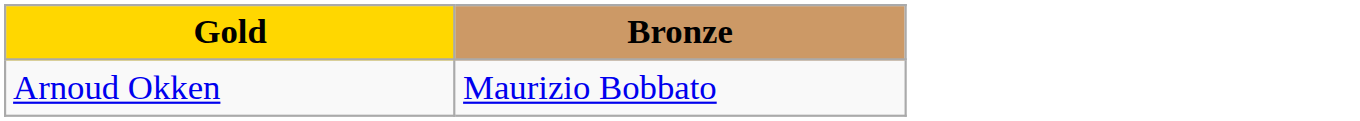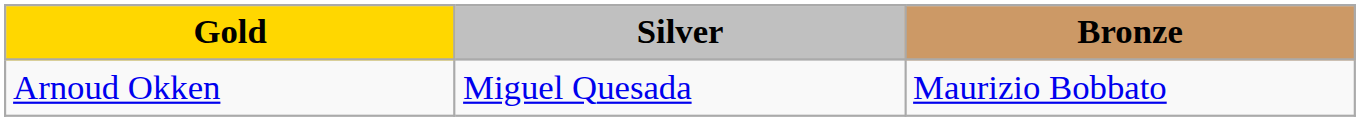+ column: (680, 32)
